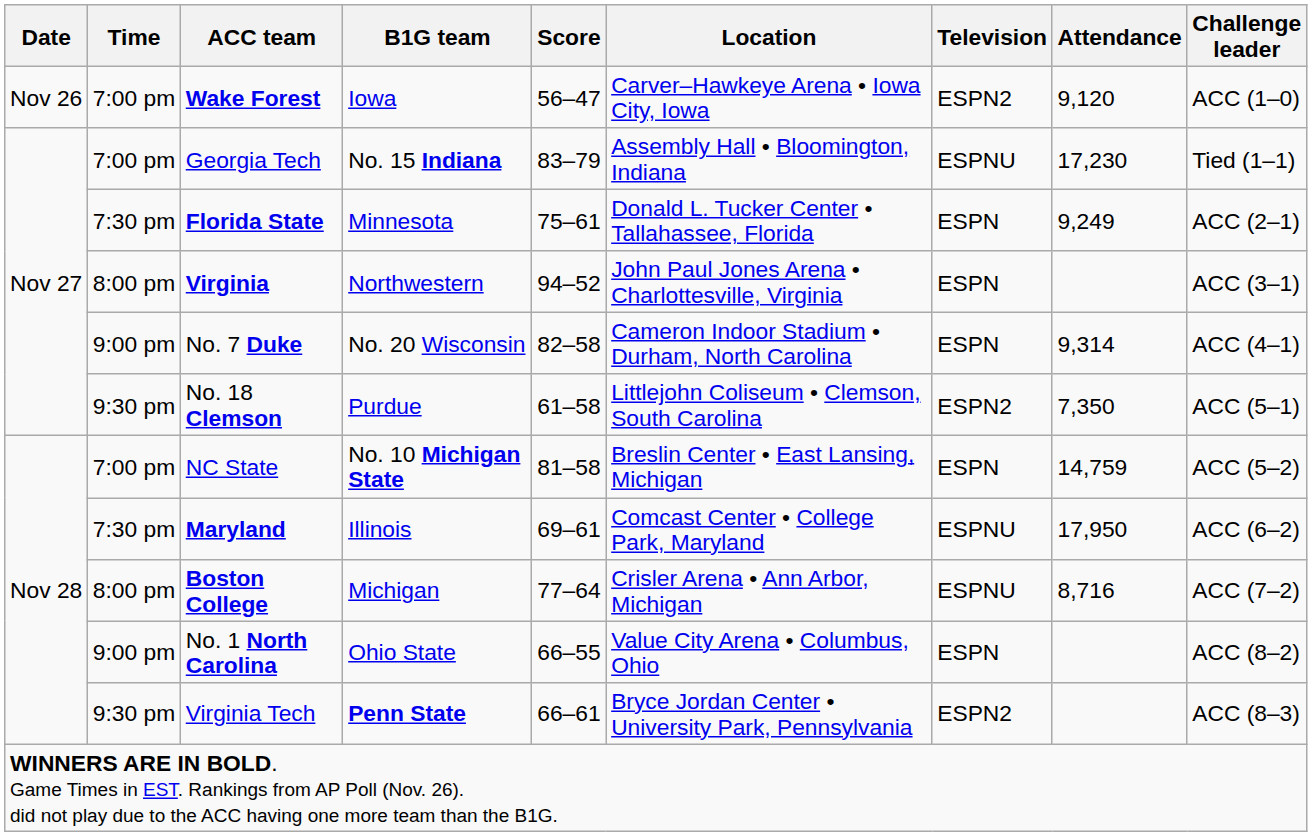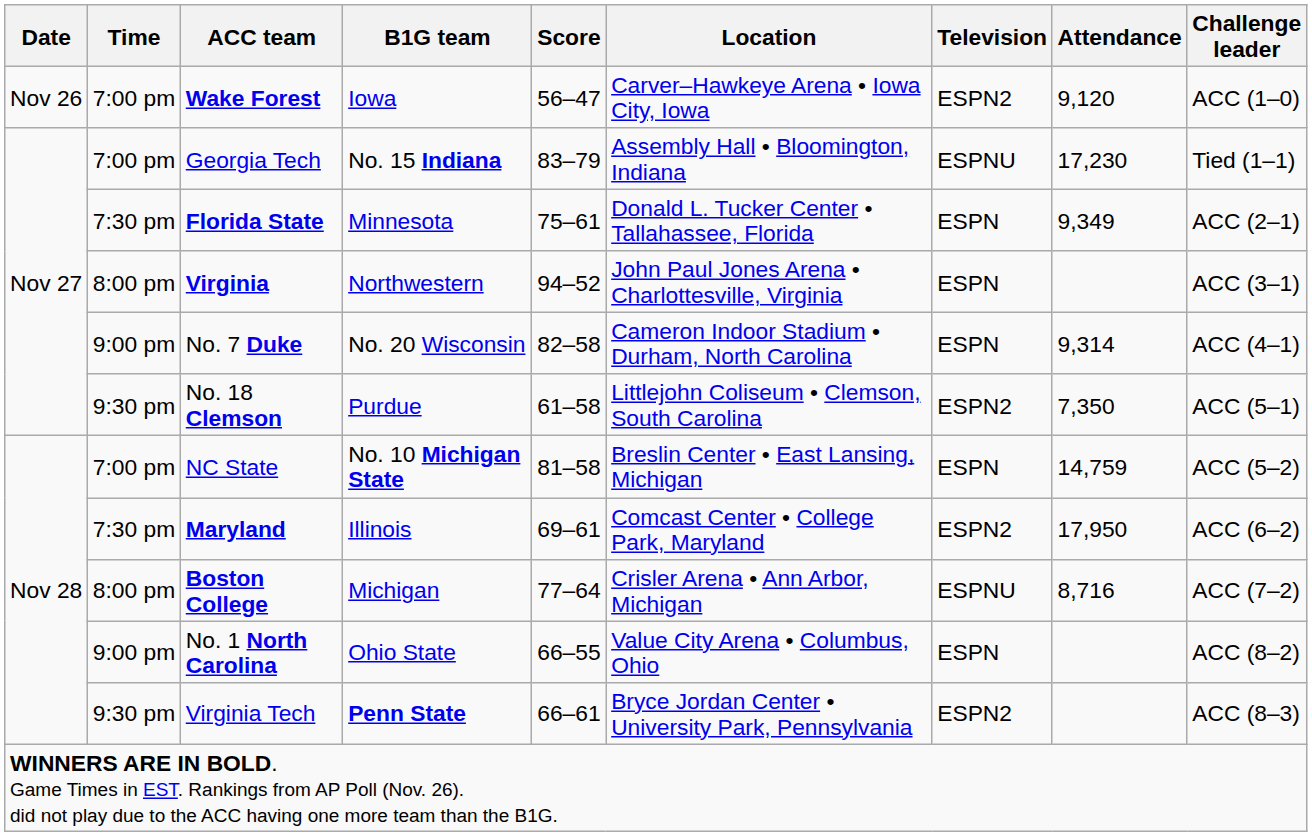(1086, 221) 9,249 -> (1086, 221) 9,349
(977, 528) ESPNU -> (975, 528) ESPN2
